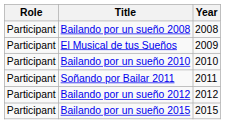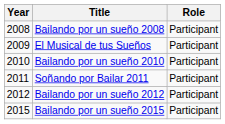columns swapped: (207, 13) <-> (31, 13)
